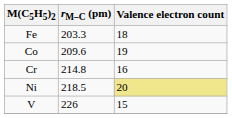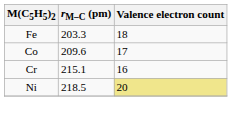(122, 51) 19 -> (122, 51) 17
(74, 69) 214.8 -> (74, 69) 215.1
- row: (31, 105)
